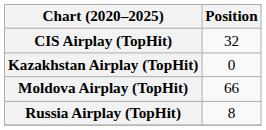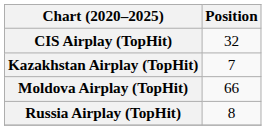(231, 64) 0 -> (231, 64) 7
